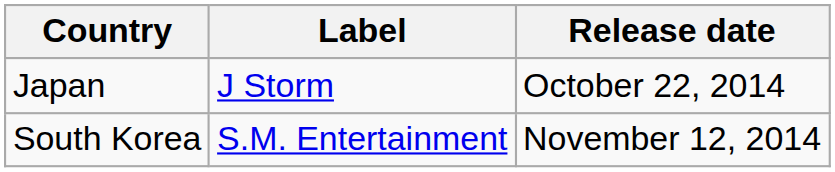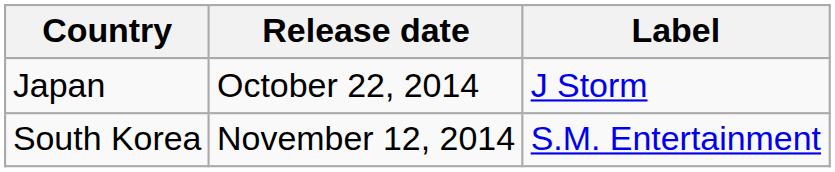columns swapped: (672, 31) <-> (362, 31)
